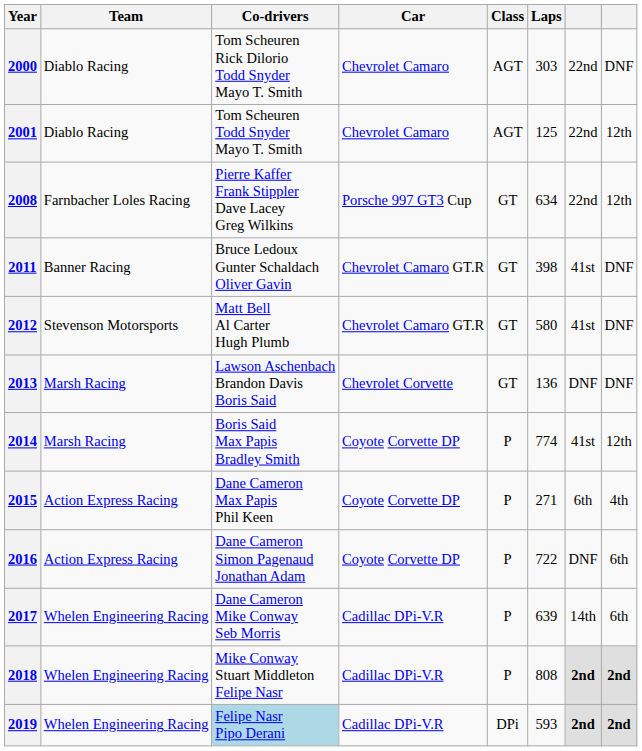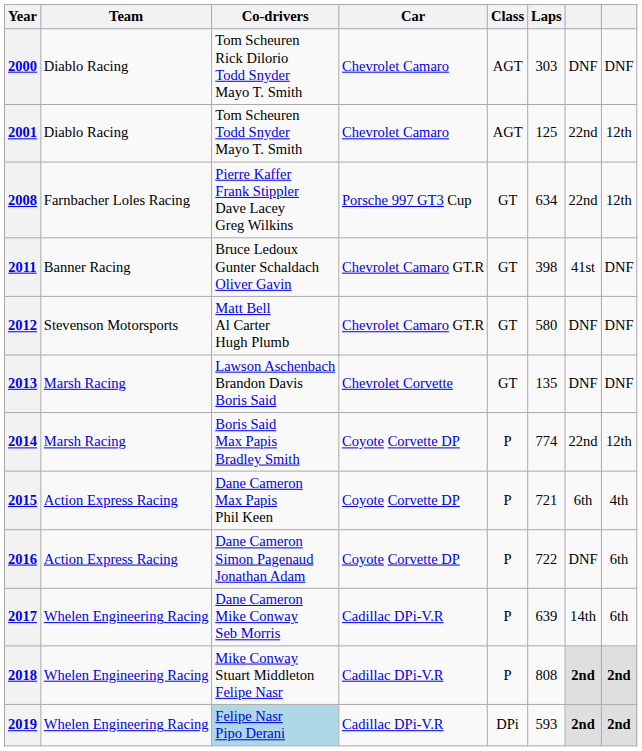(583, 66) 22nd -> (583, 66) DNF
(583, 325) 41st -> (583, 325) DNF
(546, 384) 136 -> (546, 384) 135
(583, 442) 41st -> (583, 442) 22nd
(546, 500) 271 -> (546, 500) 721
